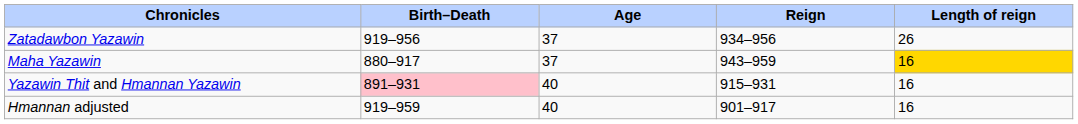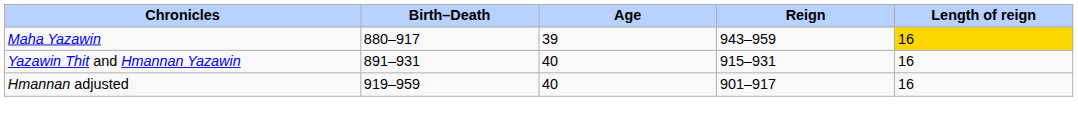- row: (76, 38)
(550, 61) 37 -> (550, 38) 39
(392, 84) pink background -> (392, 61) no background
